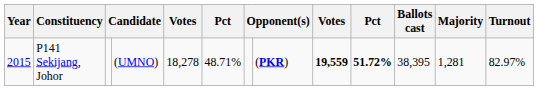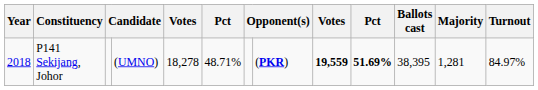(19, 61) 2015 -> (19, 61) 2018
(373, 61) 51.72% -> (373, 61) 51.69%
(507, 61) 82.97% -> (507, 61) 84.97%
